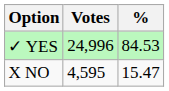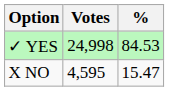(90, 45) 24,996 -> (90, 45) 24,998
